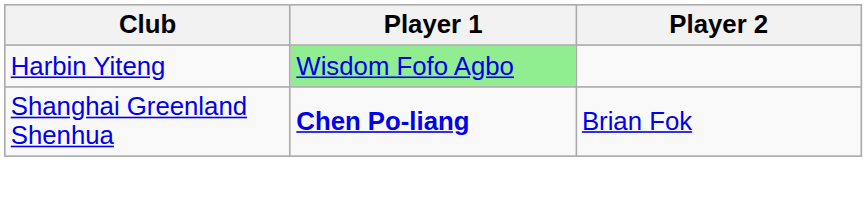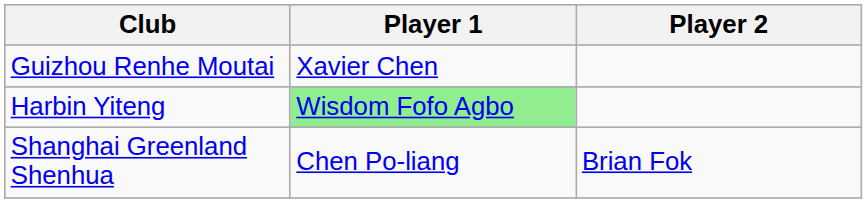+ row: (142, 65)
(383, 121) bold -> (378, 161) normal
